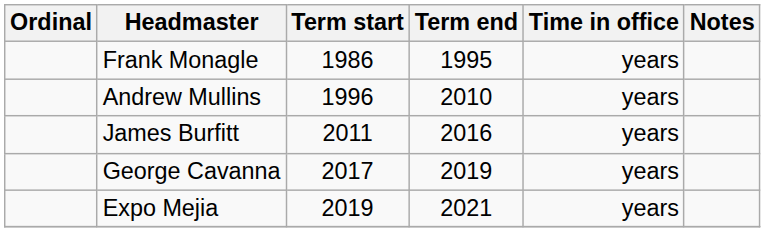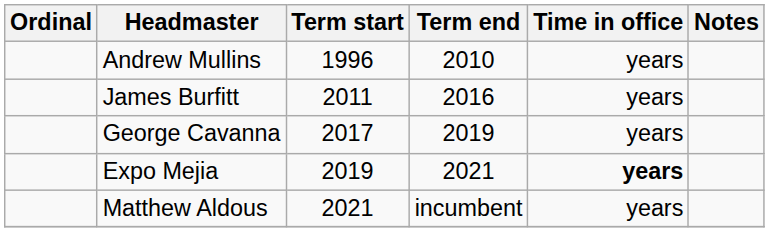- row: (181, 60)
(650, 208) normal -> (653, 171) bold
+ row: (185, 208)
